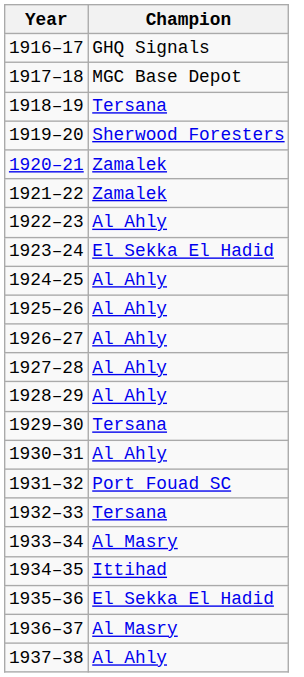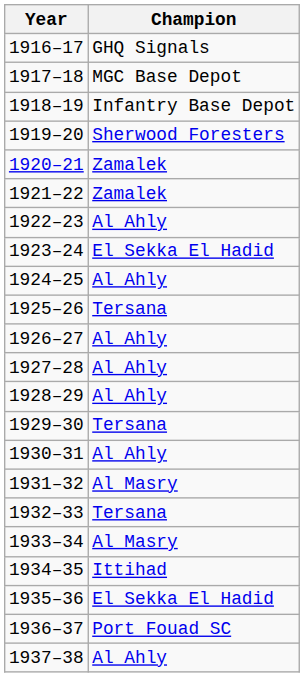(130, 106) Tersana -> (194, 106) Infantry Base Depot
(130, 309) Al Ahly -> (130, 309) Tersana
(162, 484) Port Fouad SC -> (135, 484) Al Masry
(135, 629) Al Masry -> (162, 629) Port Fouad SC
